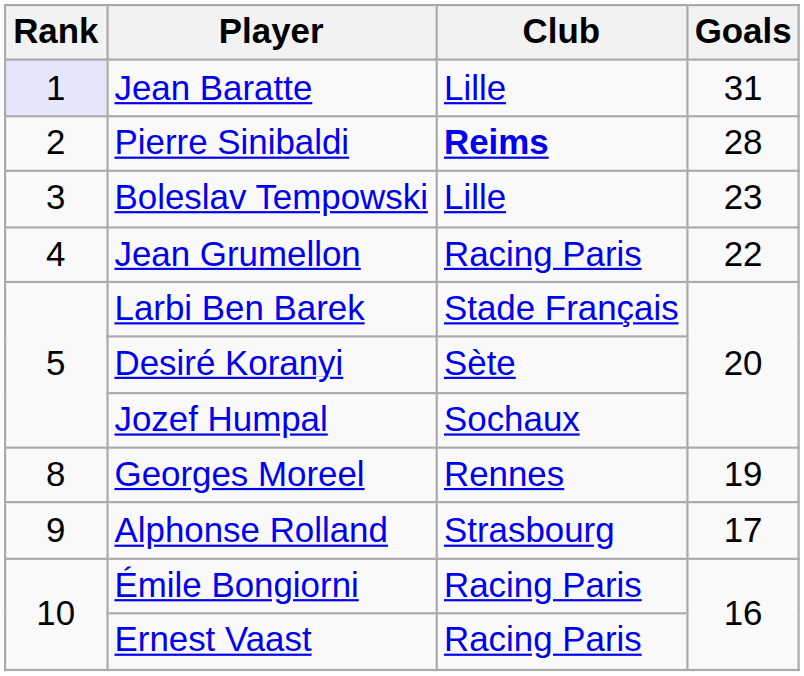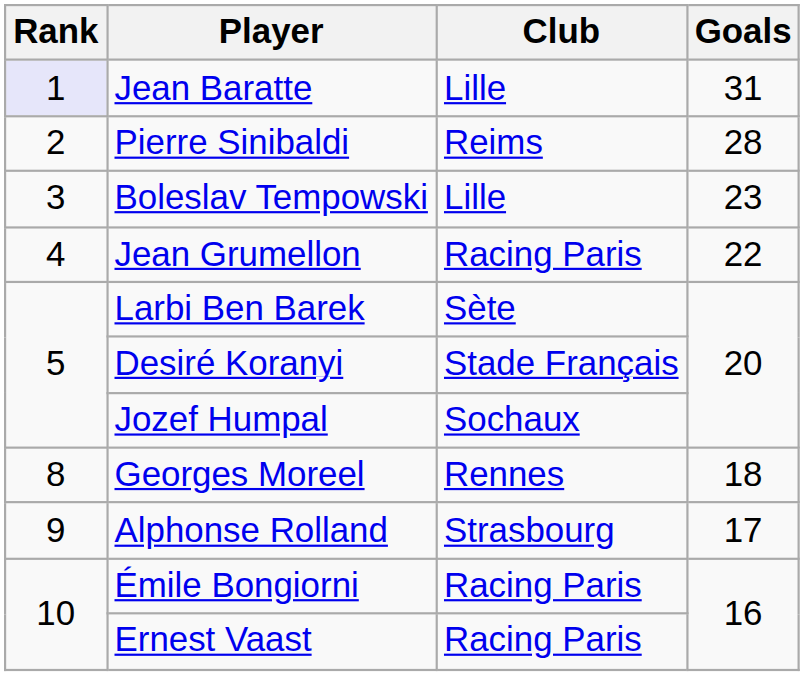(496, 142) bold -> (493, 142) normal
(561, 308) Stade Français -> (480, 308) Sète
(480, 364) Sète -> (561, 364) Stade Français
(743, 474) 19 -> (743, 474) 18
